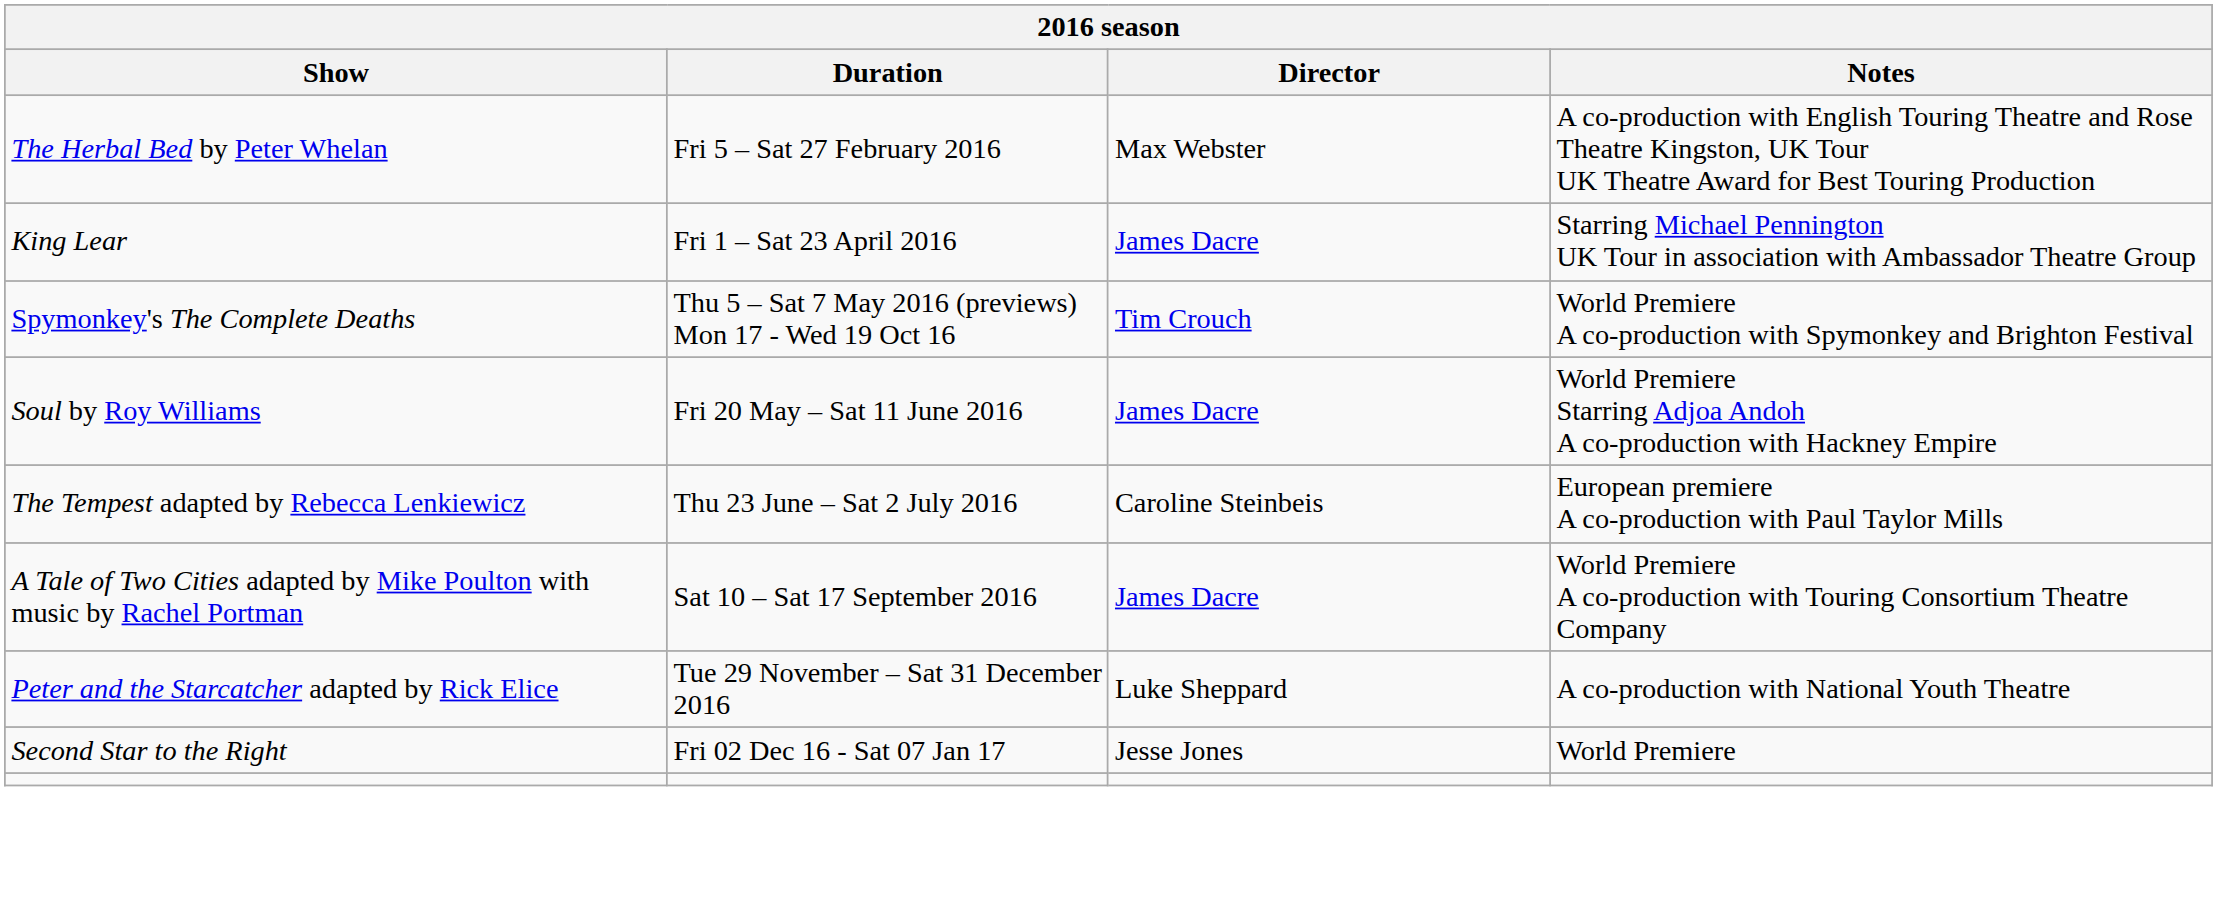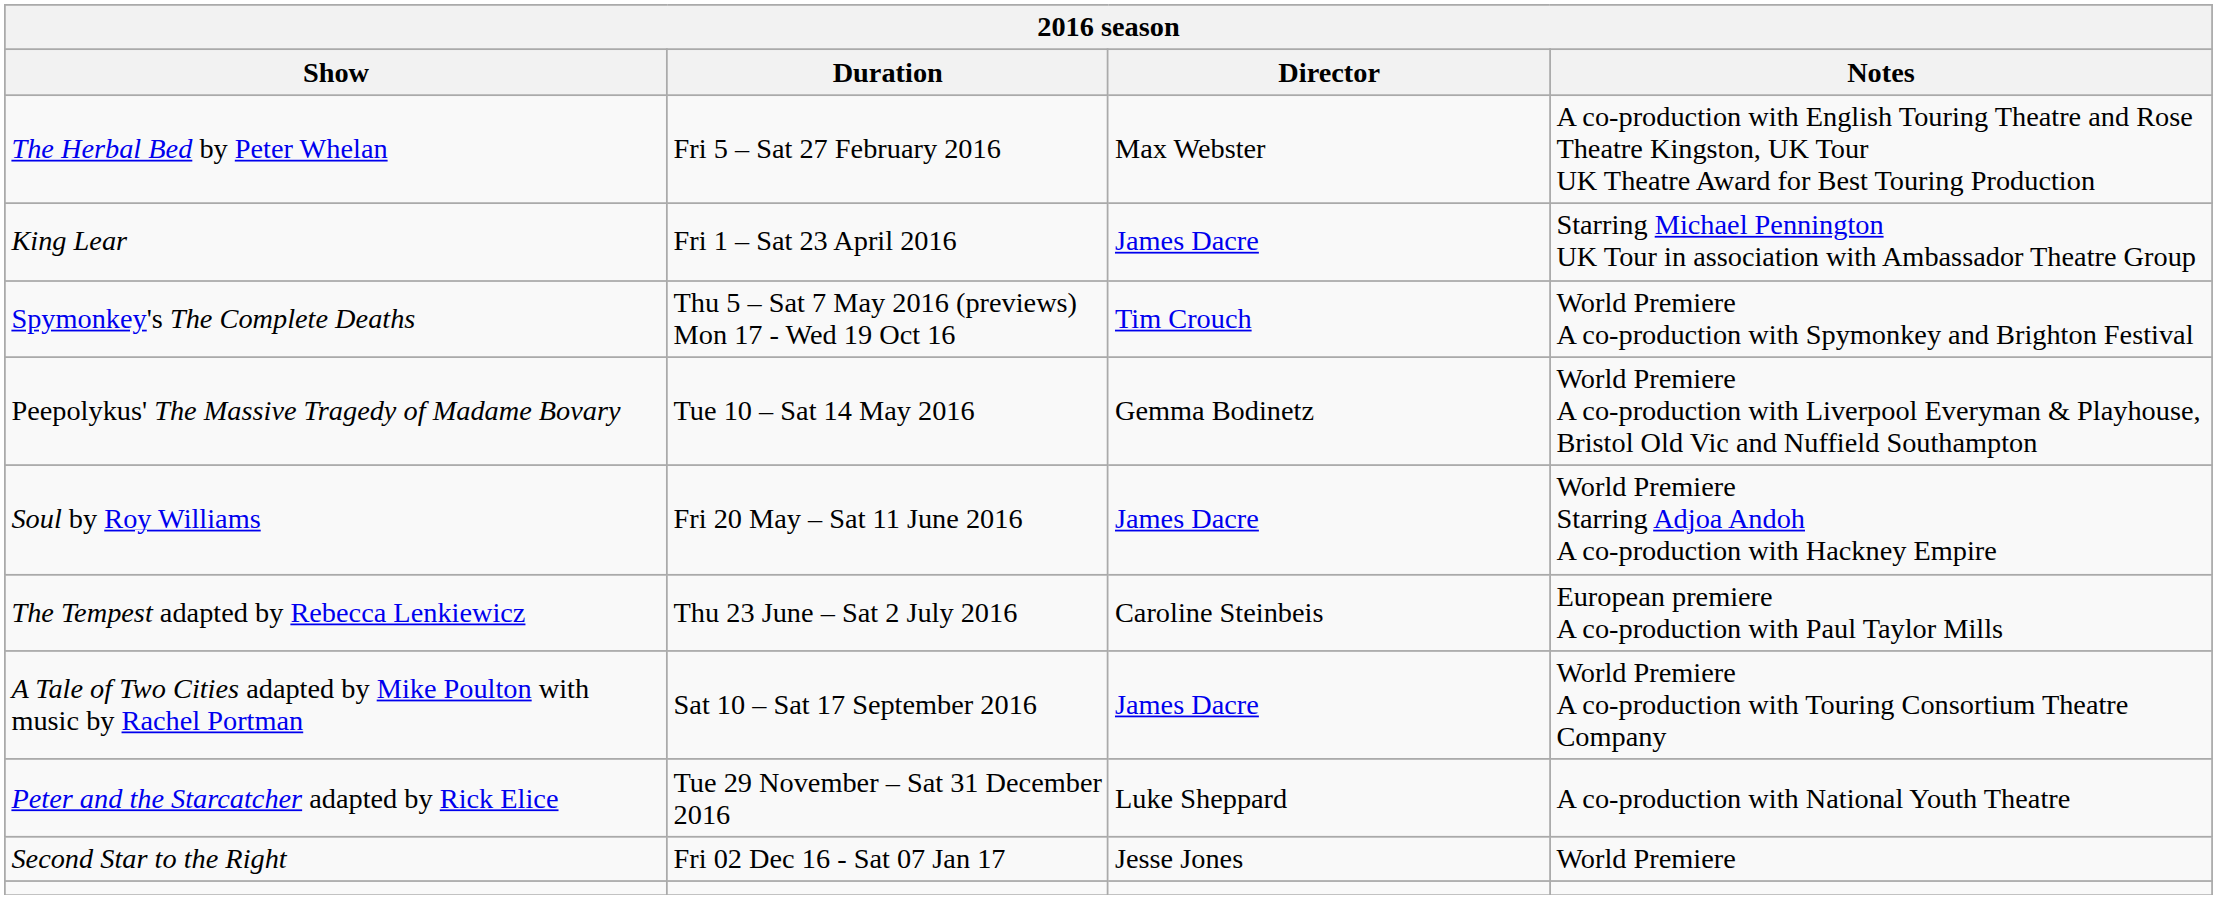+ row: (316, 410)
